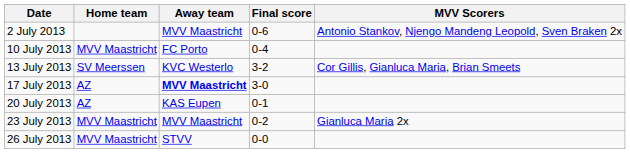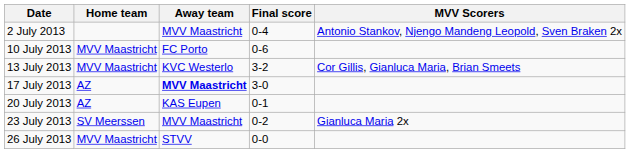(260, 31) 0-6 -> (260, 31) 0-4
(260, 49) 0-4 -> (260, 49) 0-6
(111, 67) SV Meerssen -> (117, 67) MVV Maastricht
(117, 121) MVV Maastricht -> (111, 121) SV Meerssen
